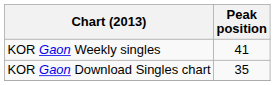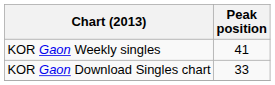(242, 70) 35 -> (242, 70) 33
